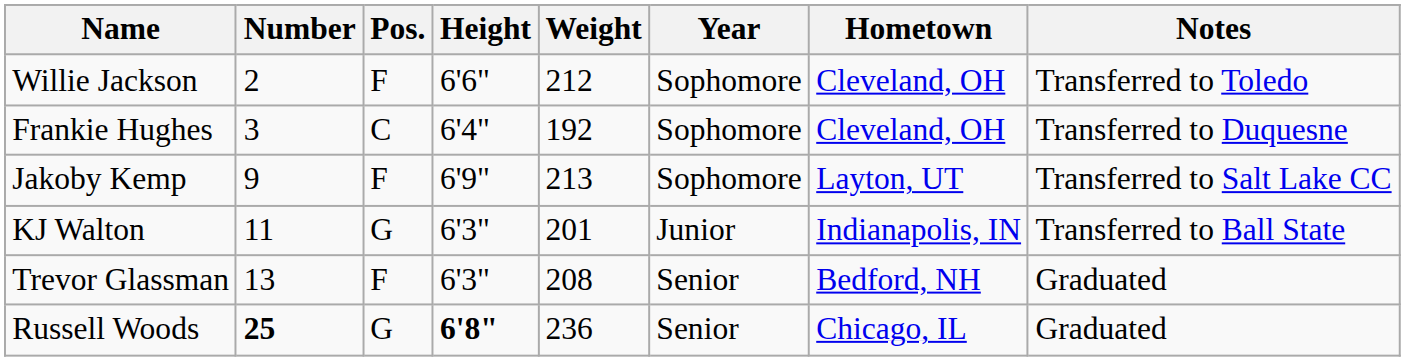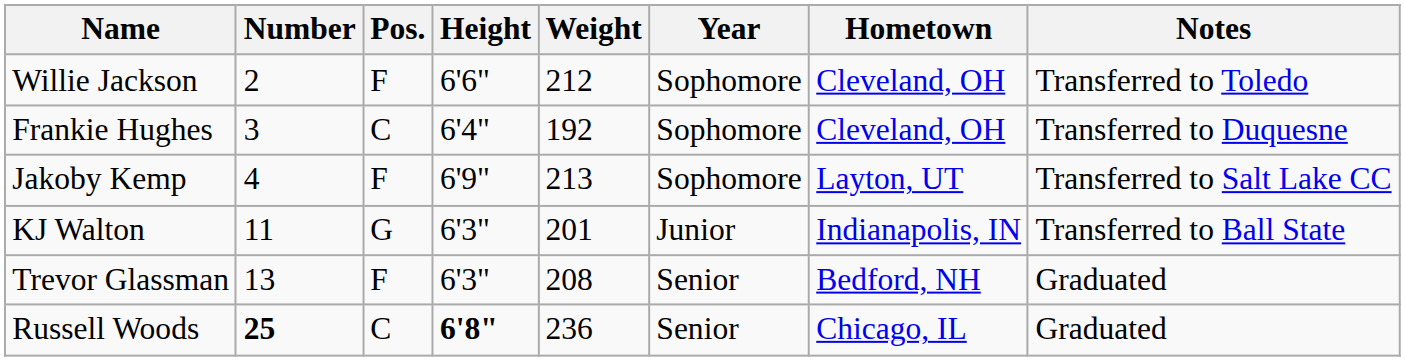(252, 179) 9 -> (252, 179) 4
(382, 329) G -> (381, 329) C
